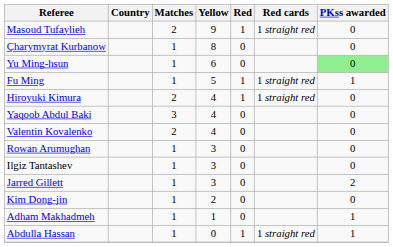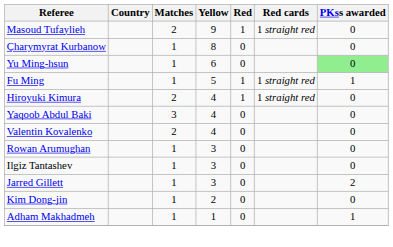- row: (41, 234)
